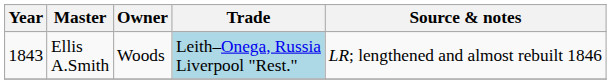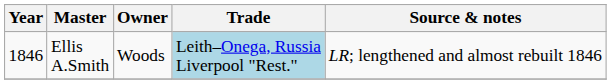(26, 55) 1843 -> (26, 55) 1846
